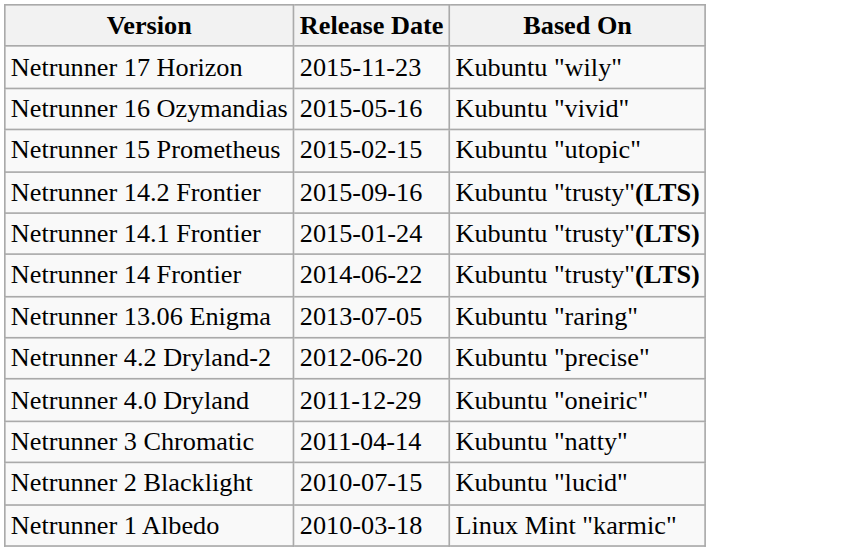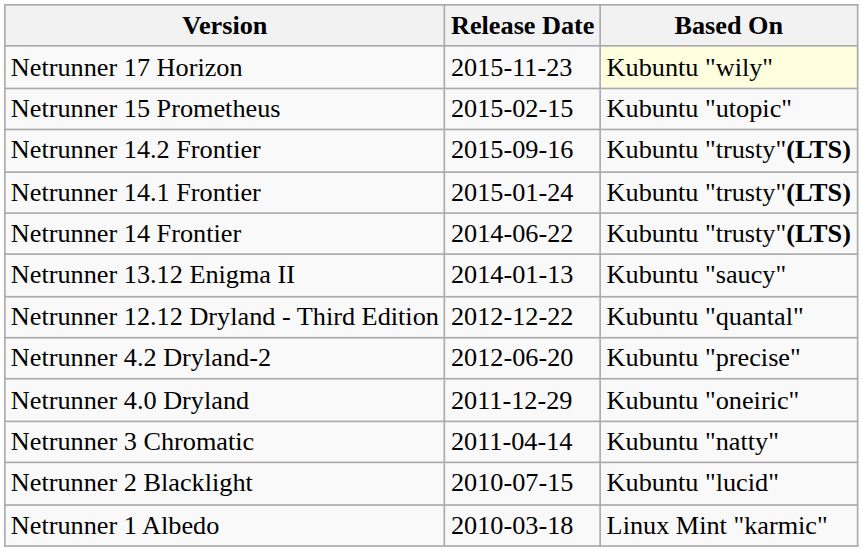(539, 66) no background -> (690, 66) lightyellow background
- row: (149, 108)
+ row: (153, 274)
- row: (141, 316)
+ row: (225, 316)
